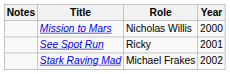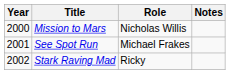columns swapped: (211, 12) <-> (21, 12)
(138, 45) Ricky -> (155, 45) Michael Frakes
(161, 61) Michael Frakes -> (133, 61) Ricky
